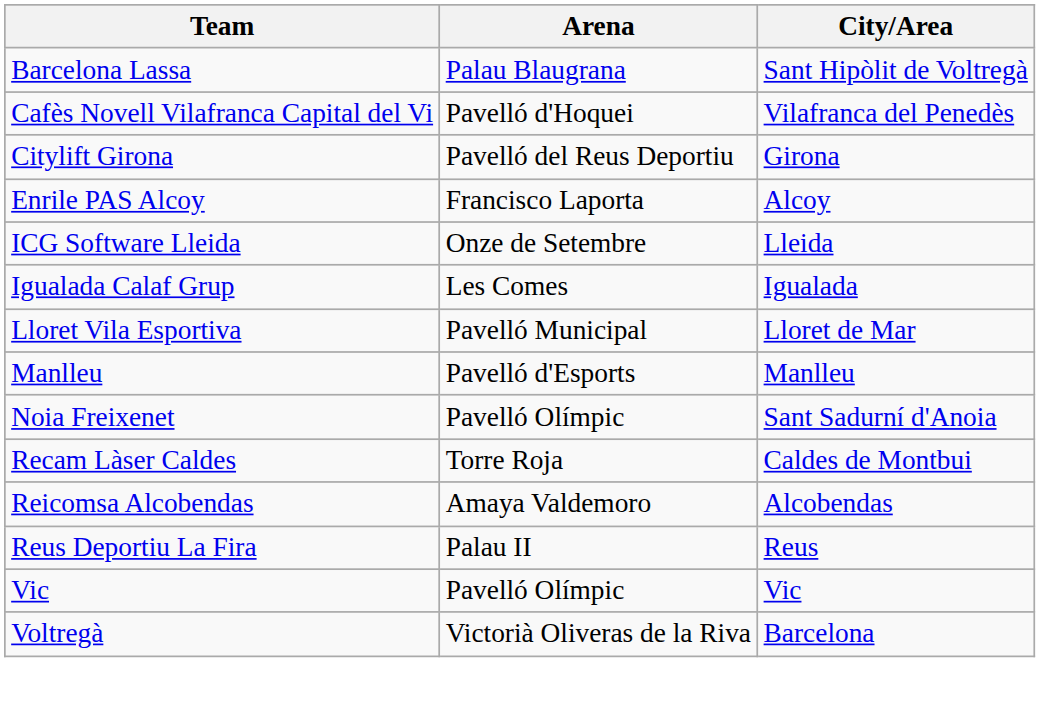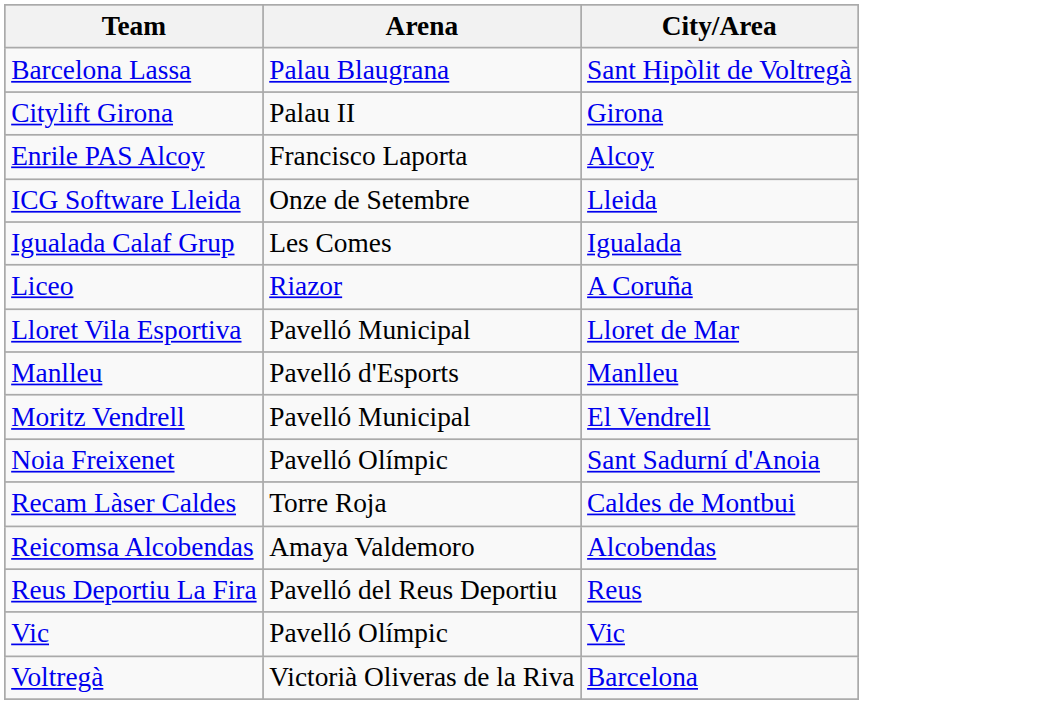- row: (222, 112)
(590, 156) Pavelló del Reus Deportiu -> (312, 112) Palau II
+ row: (42, 286)
+ row: (98, 416)
(489, 546) Palau II -> (413, 590) Pavelló del Reus Deportiu
